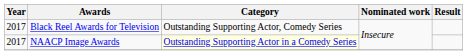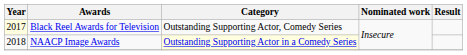(16, 27) no background -> (16, 27) lightyellow background
(16, 42) 2017 -> (16, 42) 2018
